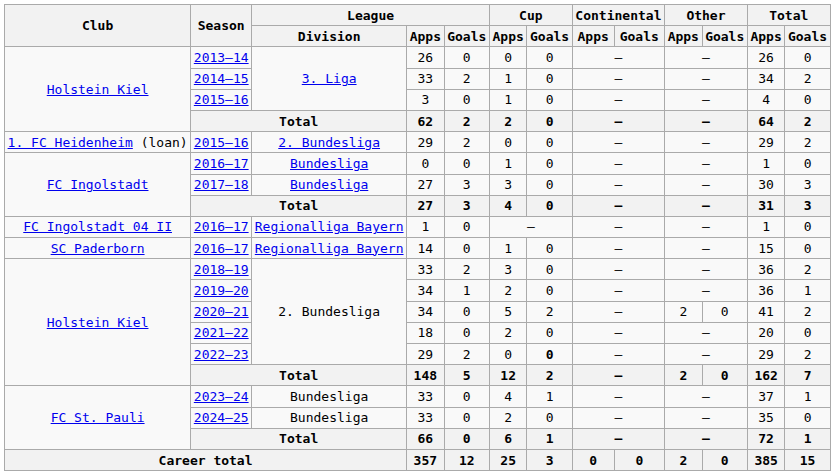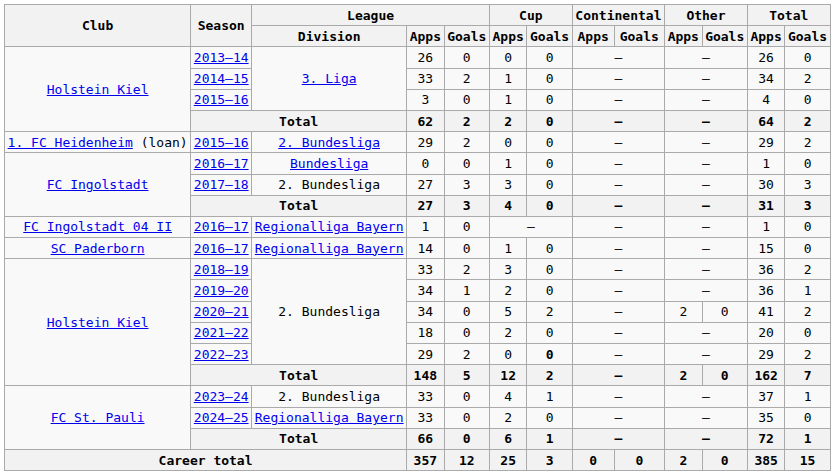(329, 185) Bundesliga -> (329, 185) 2. Bundesliga
(329, 396) Bundesliga -> (329, 396) 2. Bundesliga
(329, 418) Bundesliga -> (329, 418) Regionalliga Bayern
